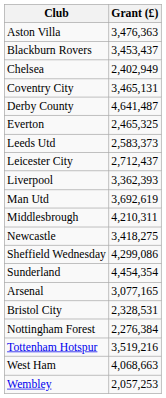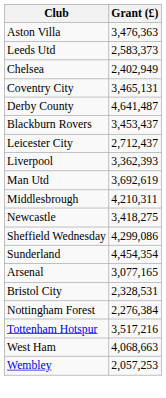rows swapped: (49, 50) <-> (31, 143)
- row: (26, 124)
(135, 347) 3,519,216 -> (135, 328) 3,517,216
